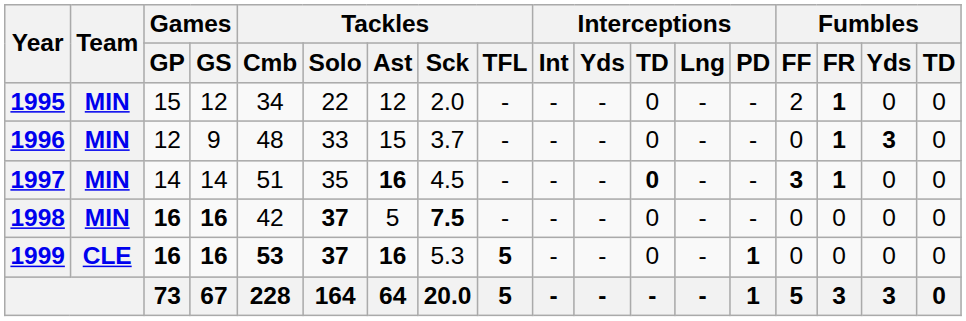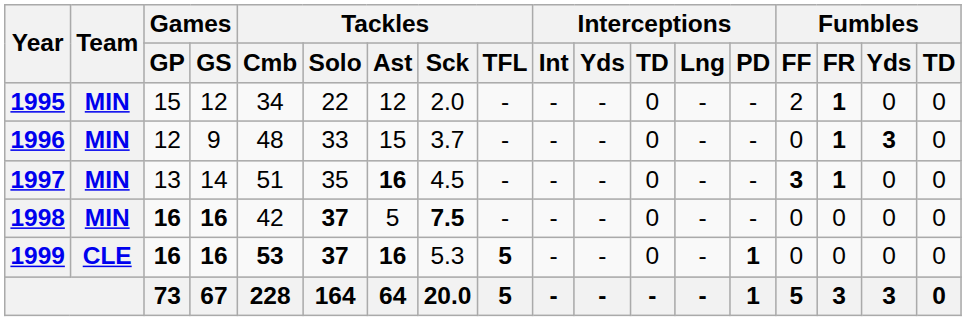(167, 179) 14 -> (167, 179) 13
(652, 179) bold -> (652, 179) normal
